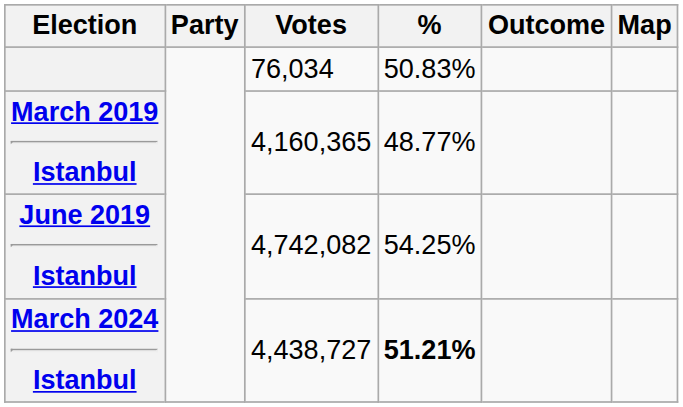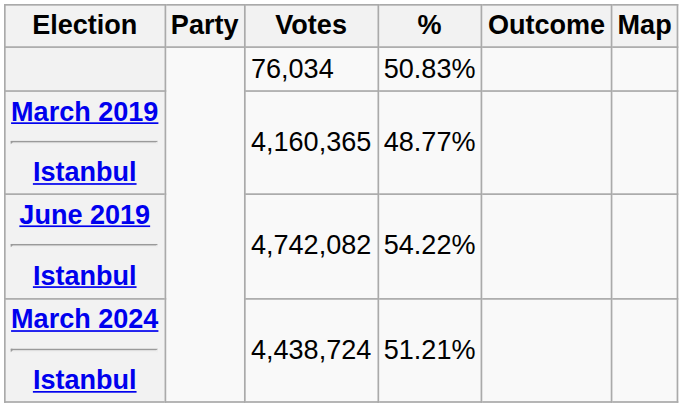(430, 245) 54.25% -> (430, 245) 54.22%
(311, 349) 4,438,727 -> (311, 349) 4,438,724
(430, 349) bold -> (430, 349) normal
